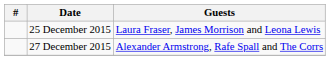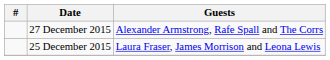rows swapped: (70, 30) <-> (70, 47)
